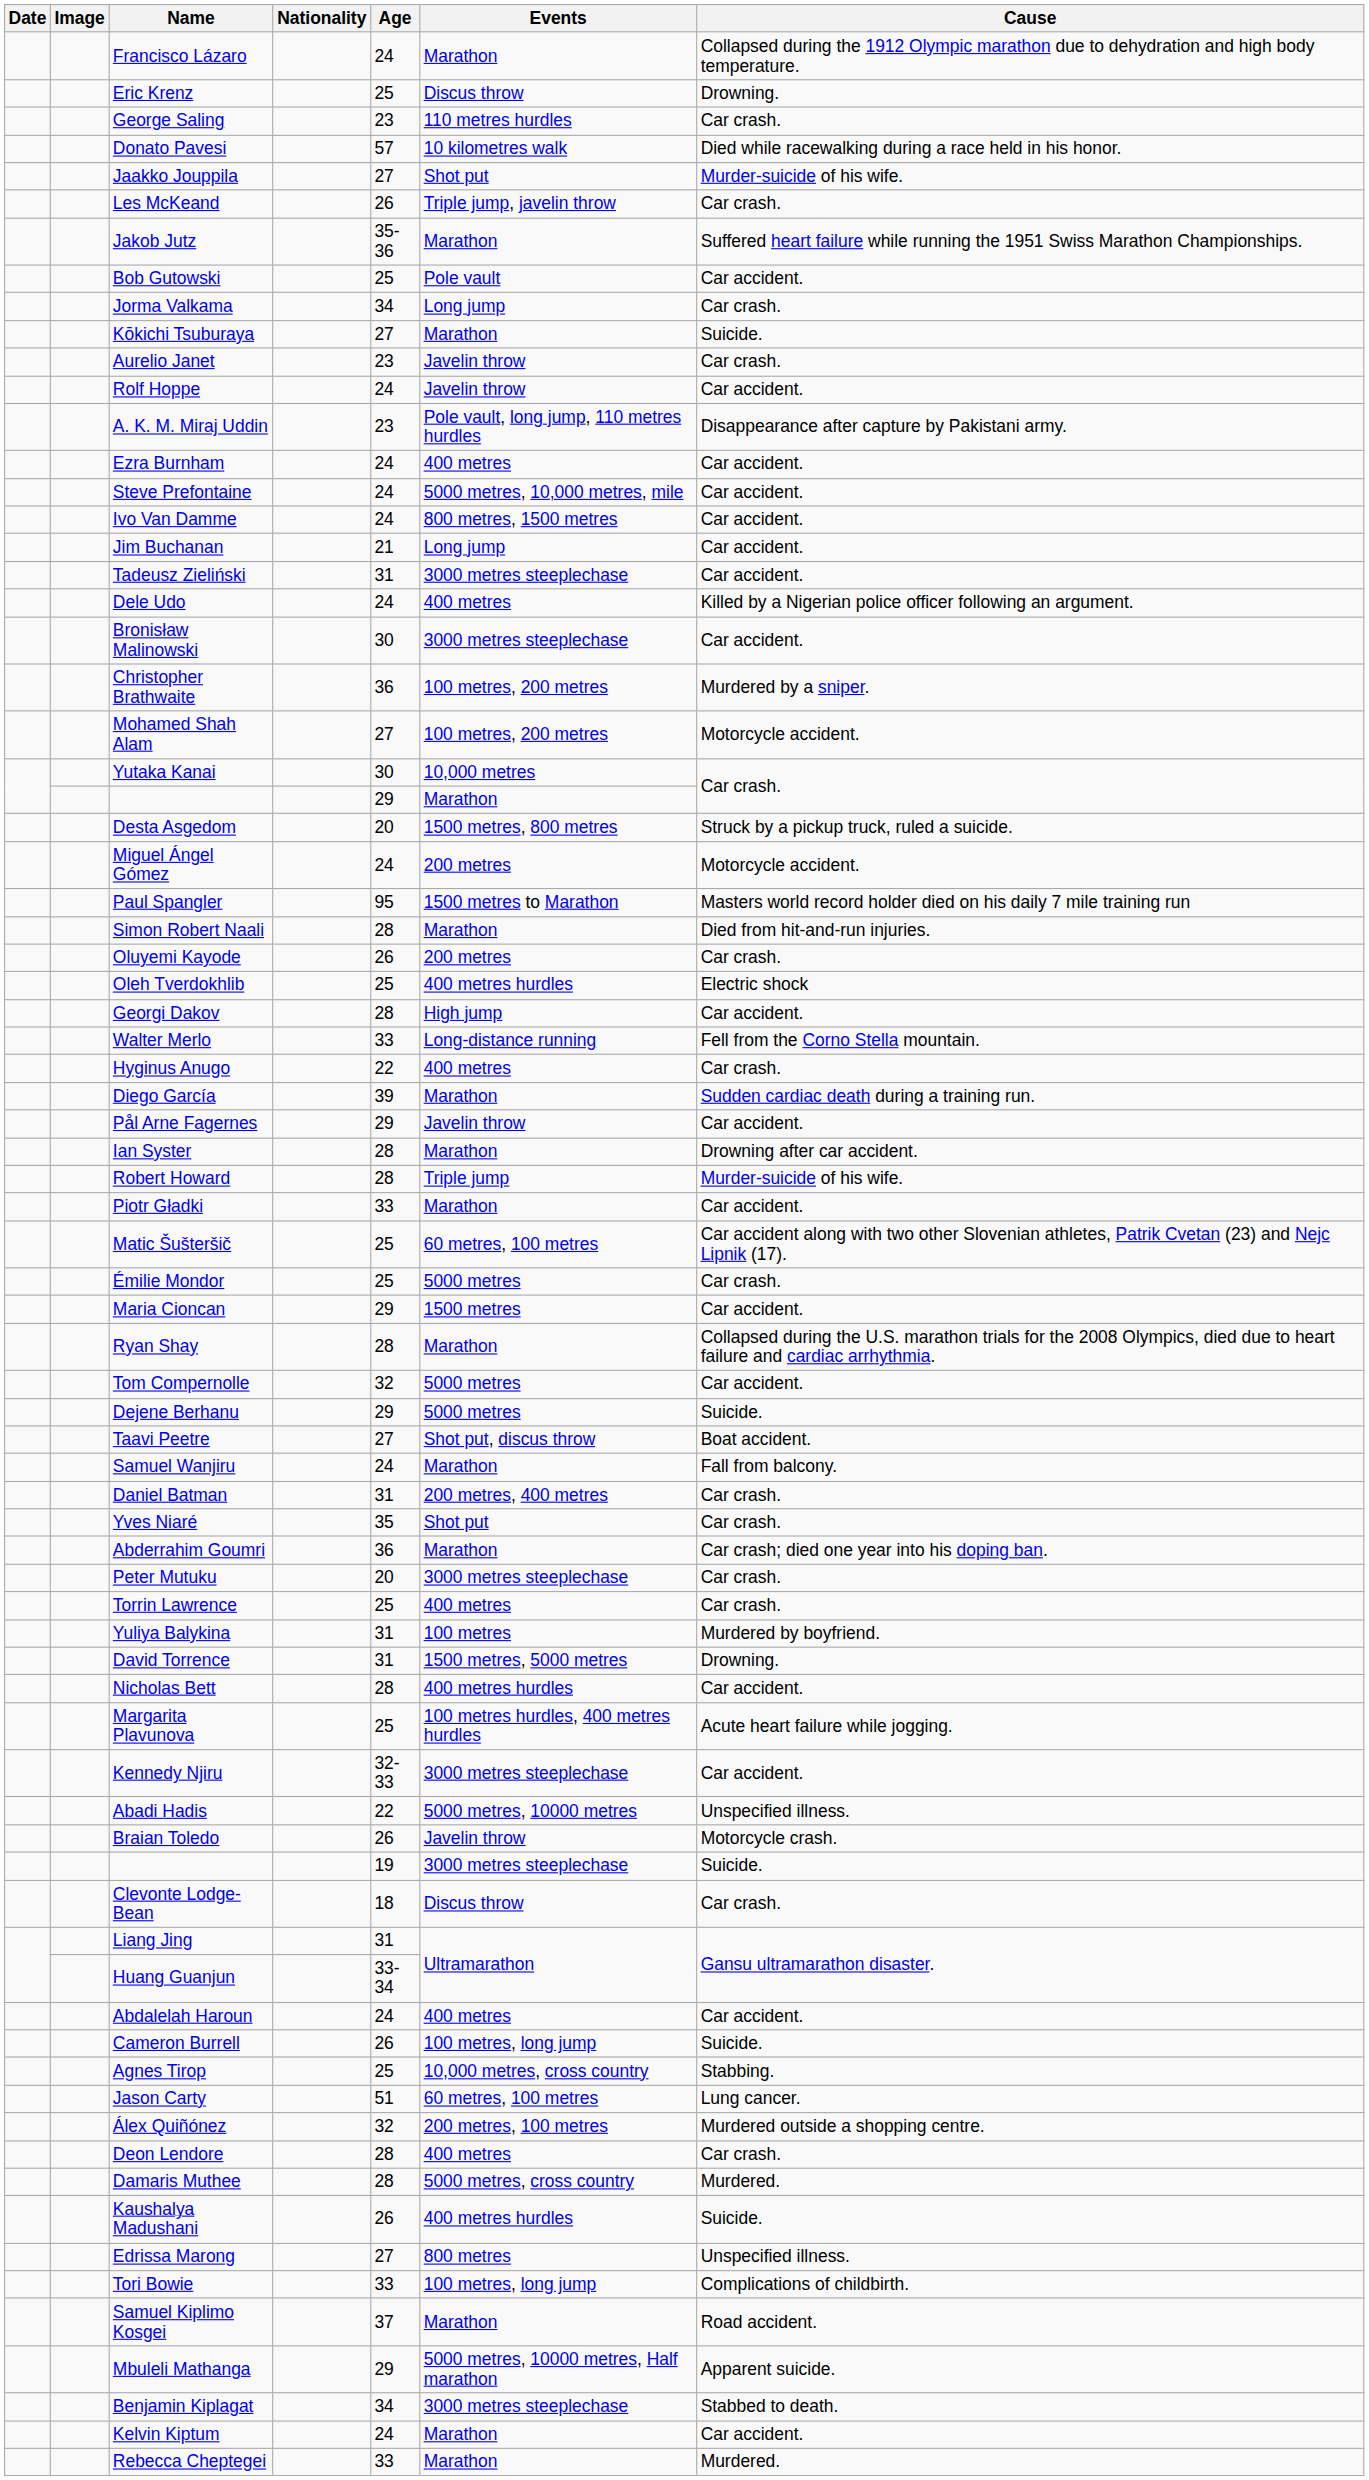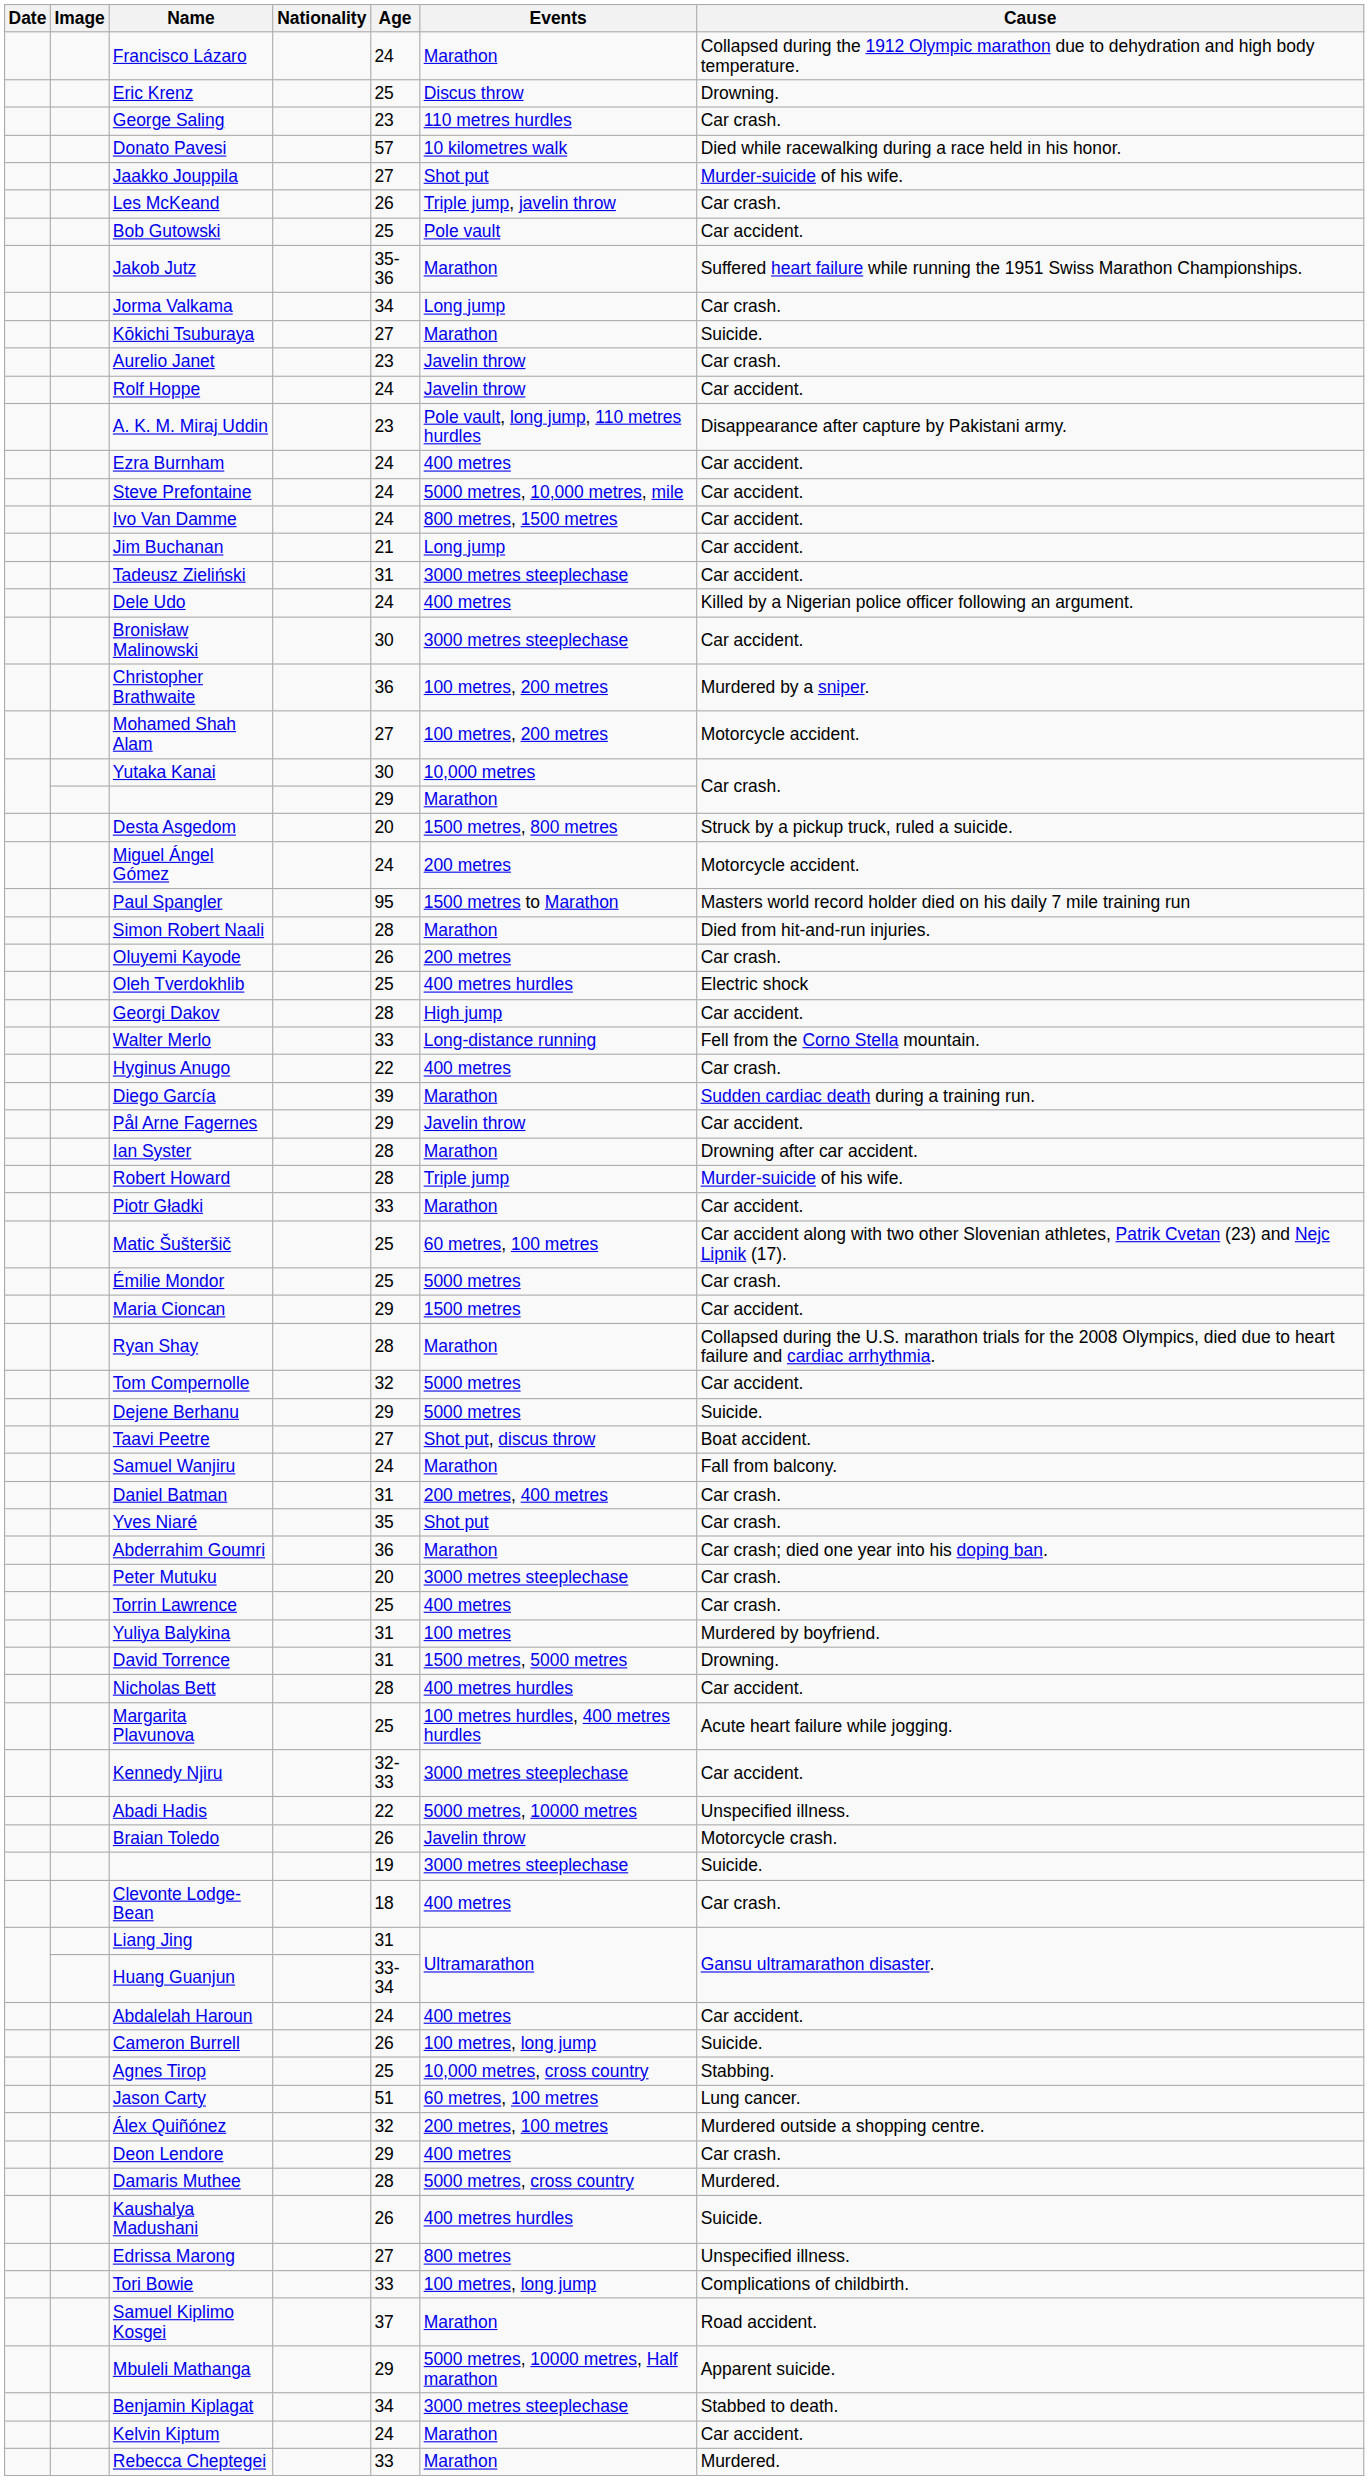rows swapped: (27, 241) <-> (27, 279)
(474, 1903) Discus throw -> (467, 1903) 400 metres
(384, 2154) 28 -> (384, 2154) 29
